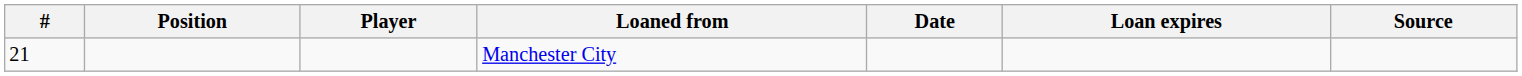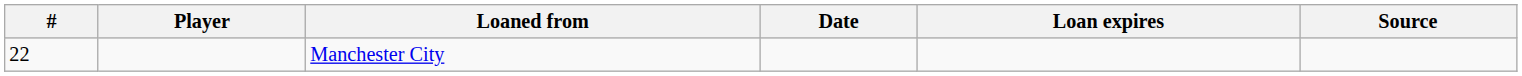- column: (192, 21)
(19, 54) 21 -> (19, 54) 22
